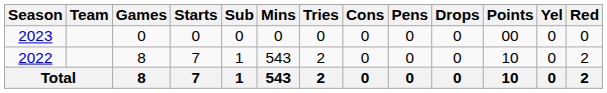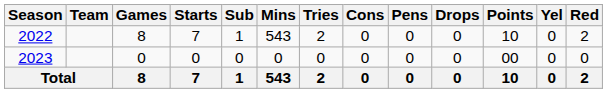rows swapped: (35, 57) <-> (35, 36)
